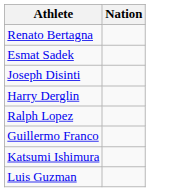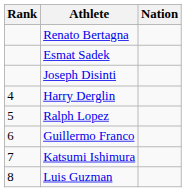+ column: (22, 14)
